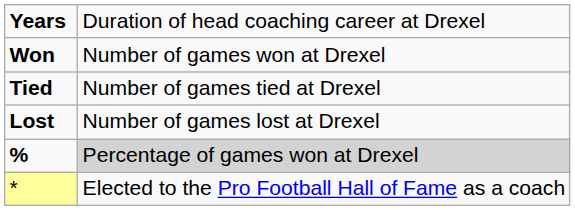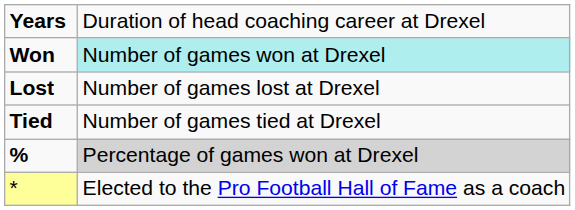(234, 54) no background -> (234, 54) paleturquoise background
rows swapped: (32, 121) <-> (31, 88)
